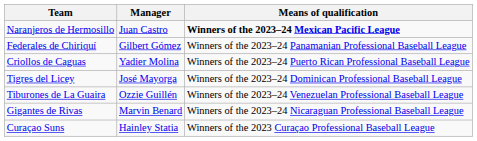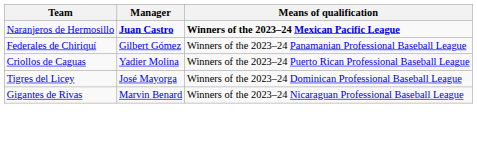(143, 29) normal -> (146, 29) bold
- row: (56, 95)
- row: (35, 128)
